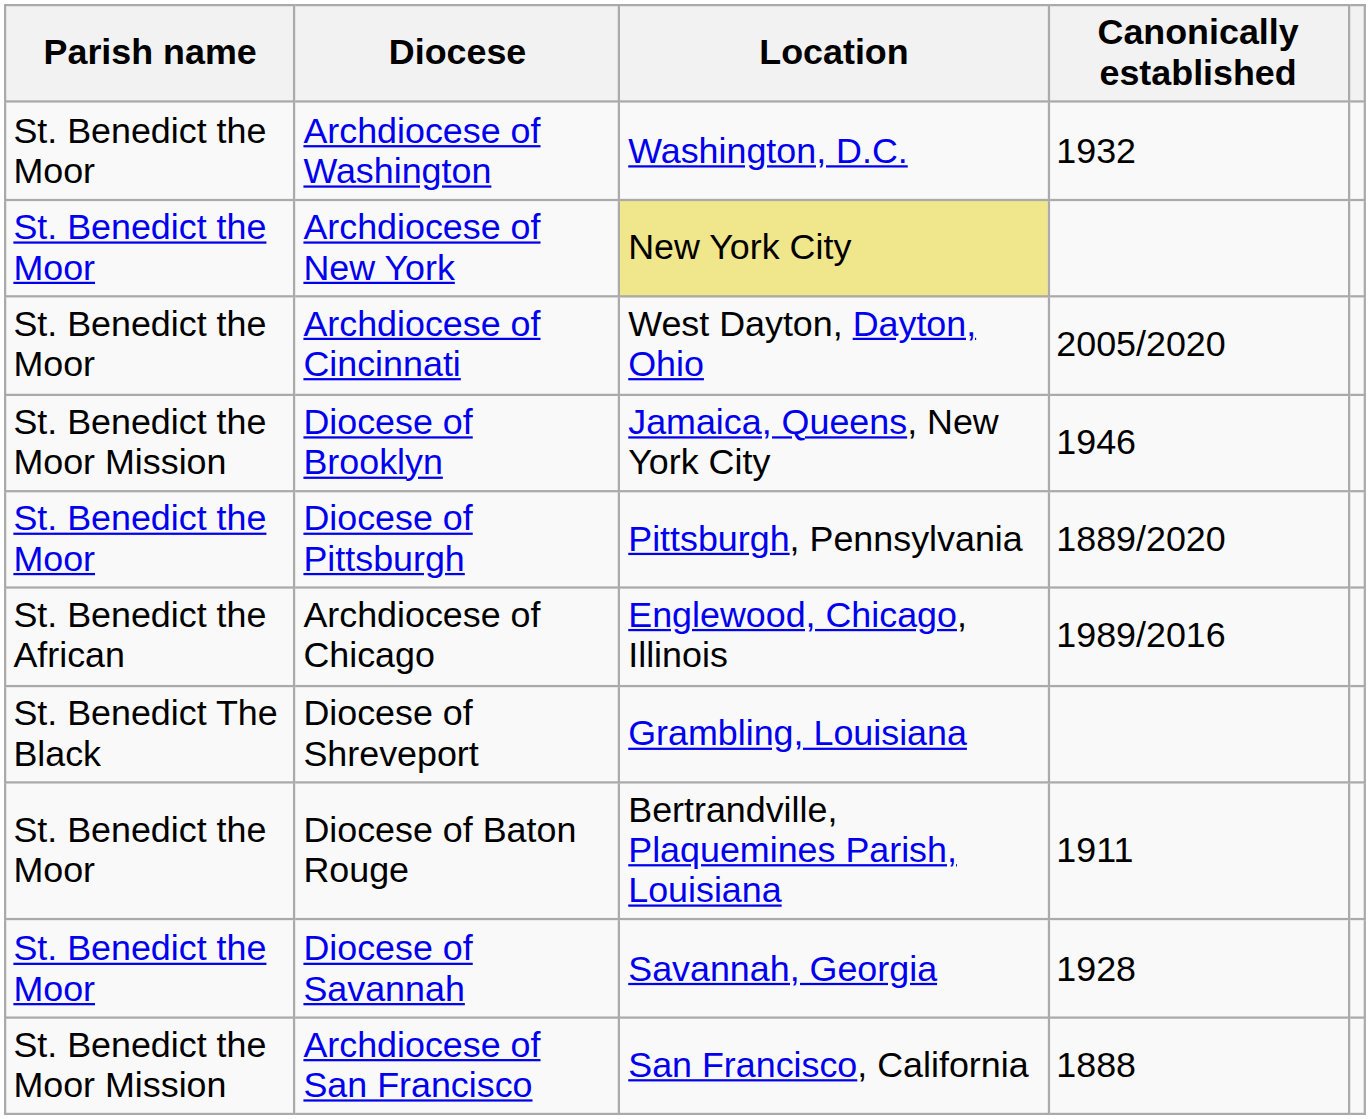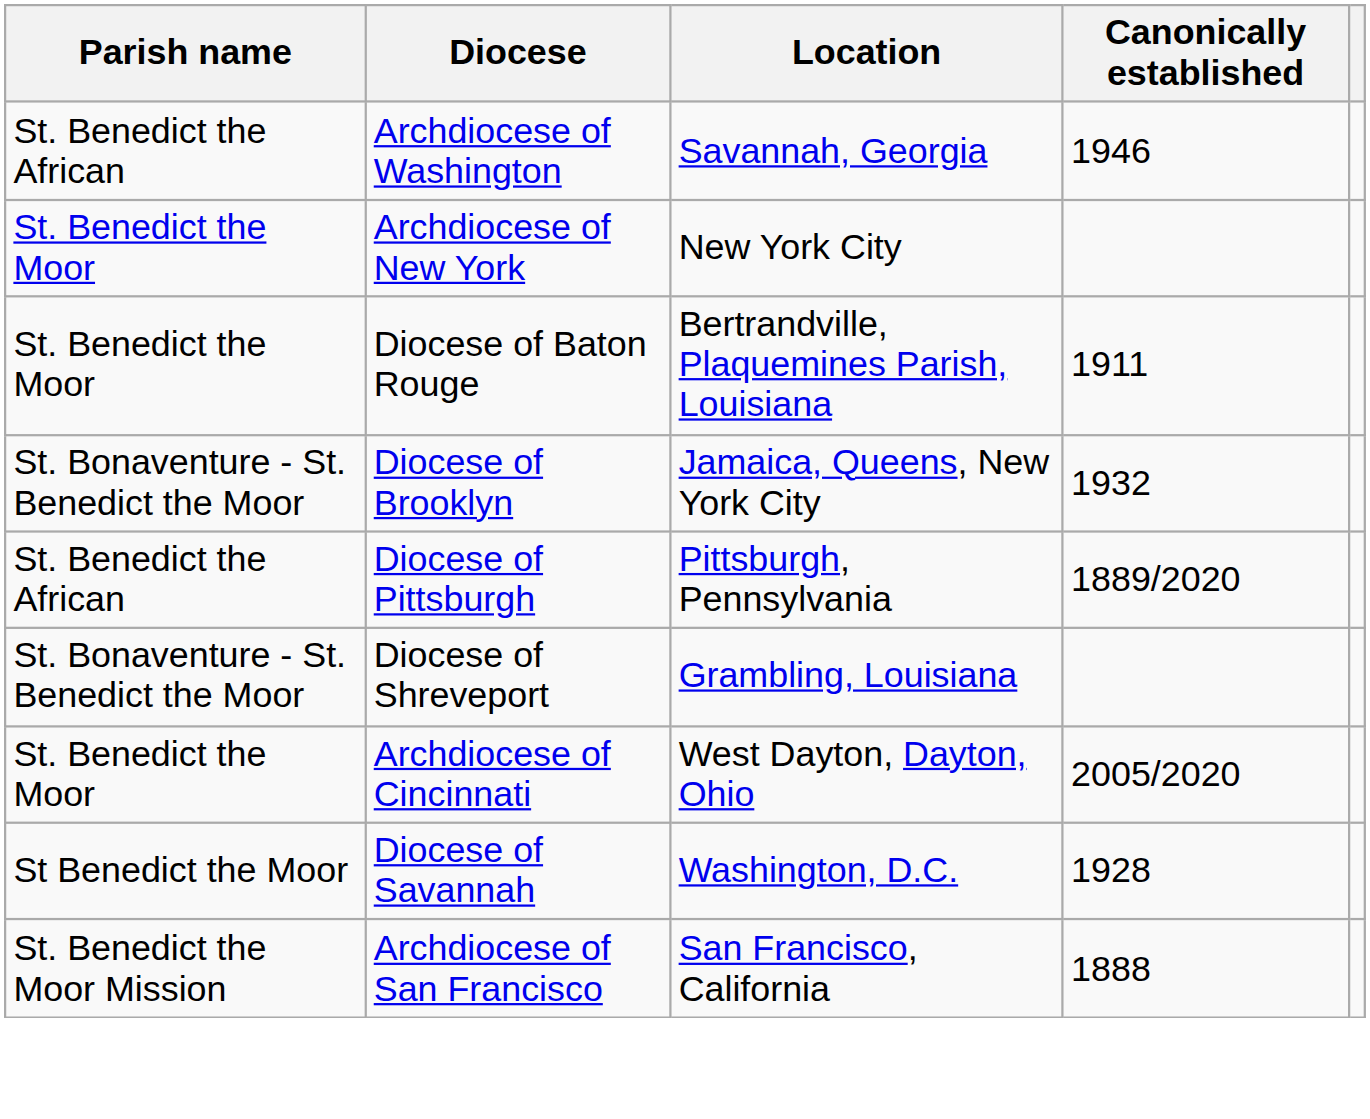(140, 150) St. Benedict the Moor -> (140, 150) St. Benedict the African
(768, 150) Washington, D.C. -> (833, 150) Savannah, Georgia
(1096, 150) 1932 -> (1111, 150) 1946
(740, 247) khaki background -> (790, 247) no background
rows swapped: (422, 344) <-> (440, 850)
(140, 441) St. Benedict the Moor Mission -> (180, 482) St. Bonaventure - St. Benedict the Moor
(1096, 441) 1946 -> (1111, 482) 1932
(140, 538) St. Benedict the Moor -> (140, 579) St. Benedict the African
- row: (422, 636)
(146, 733) St. Benedict The Black -> (180, 676) St. Bonaventure - St. Benedict the Moor
(140, 967) St. Benedict the Moor -> (181, 870) St Benedict the Moor
(783, 967) Savannah, Georgia -> (818, 870) Washington, D.C.
